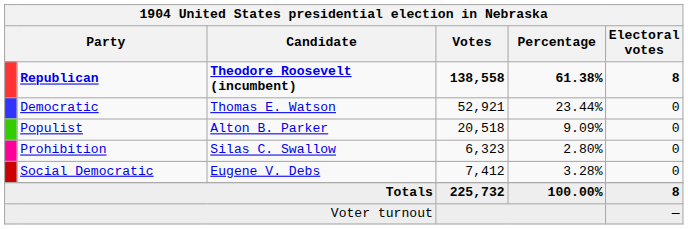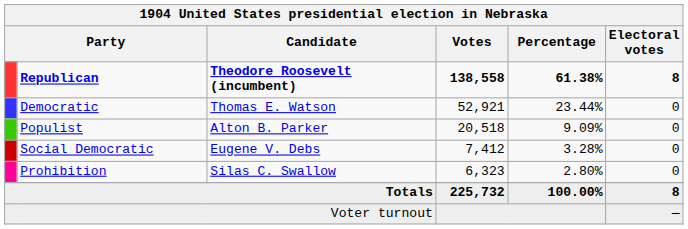rows swapped: (87, 172) <-> (63, 151)
